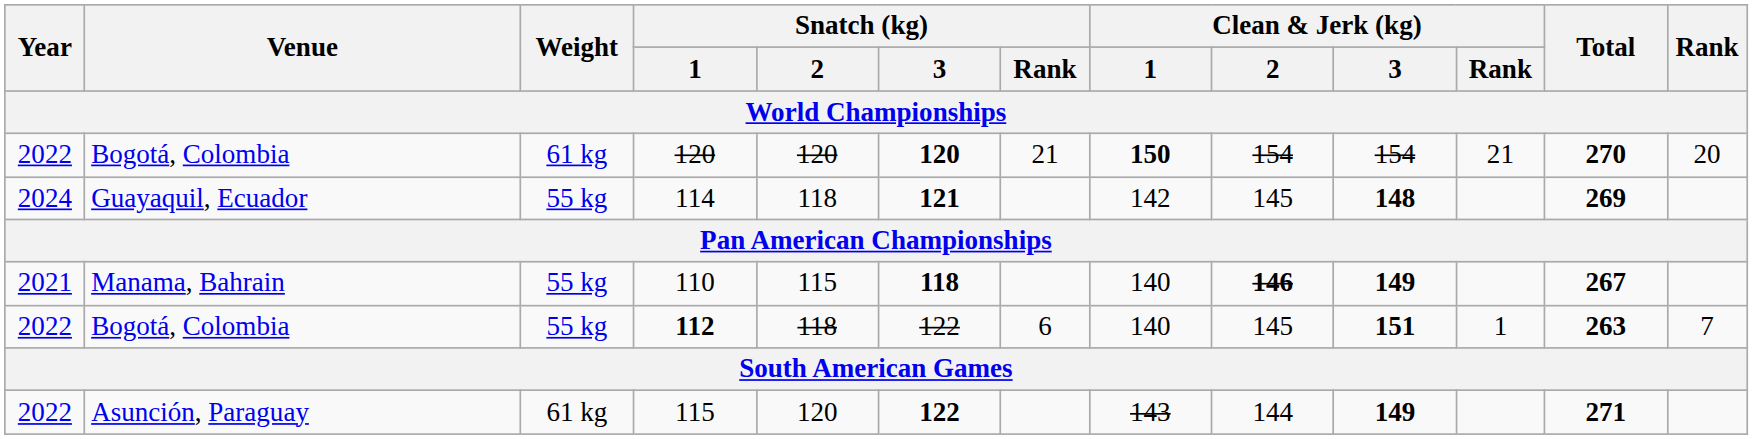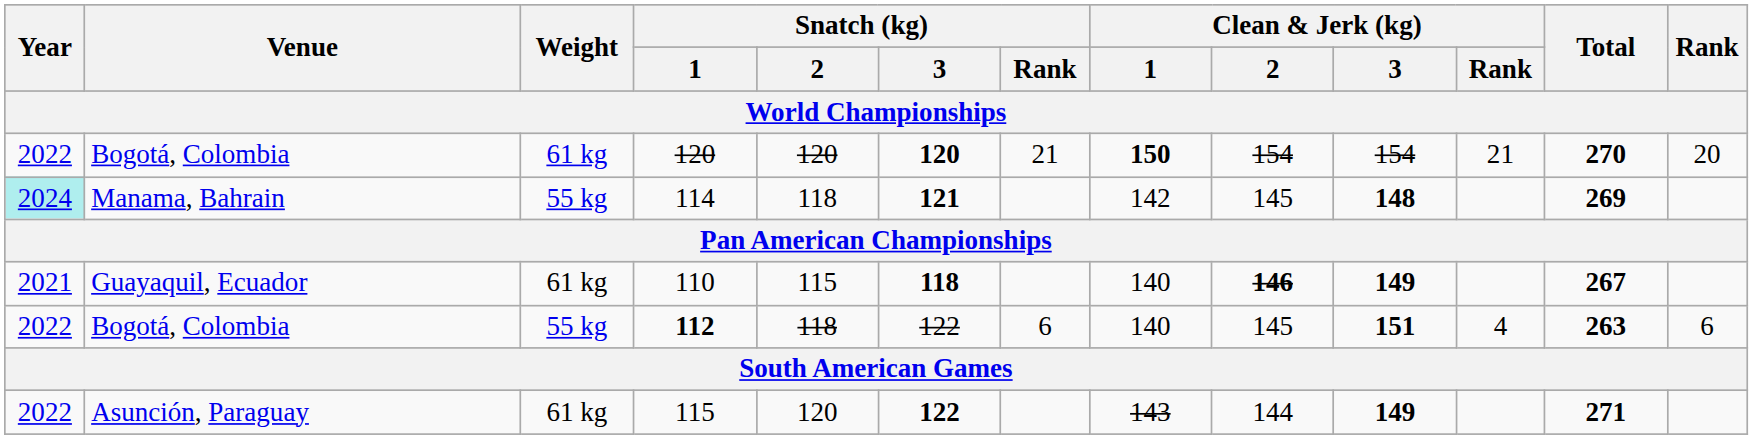(45, 197) no background -> (45, 197) paleturquoise background
(199, 197) Guayaquil, Ecuador -> (188, 197) Manama, Bahrain
(188, 283) Manama, Bahrain -> (199, 283) Guayaquil, Ecuador
(577, 283) 55 kg -> (577, 283) 61 kg
(1500, 326) 1 -> (1500, 326) 4
(1707, 326) 7 -> (1707, 326) 6
